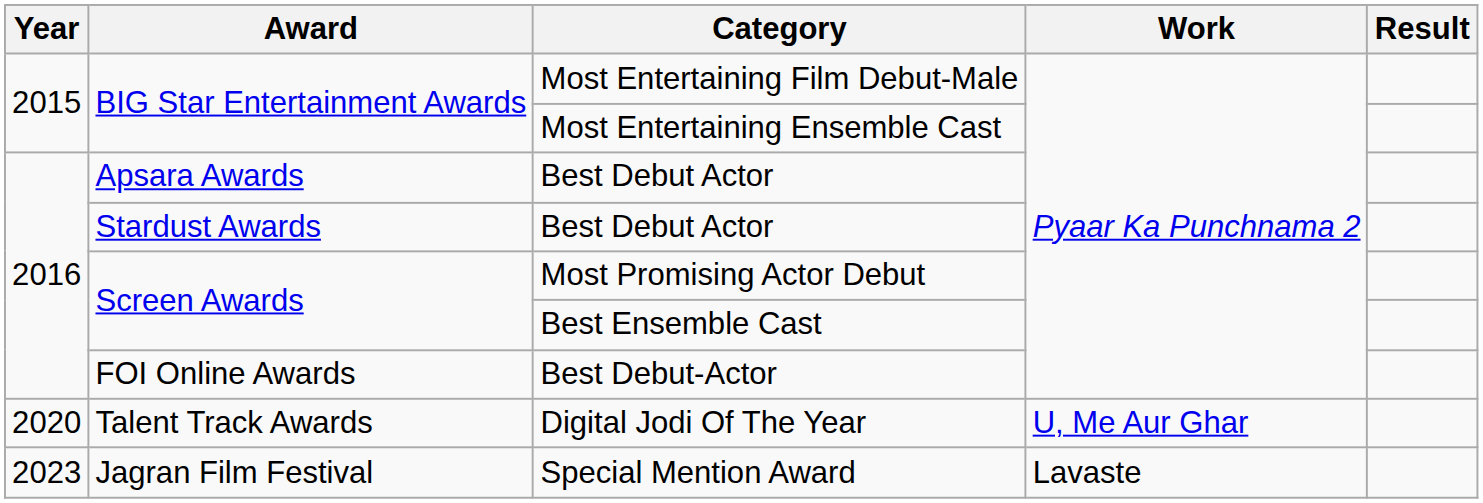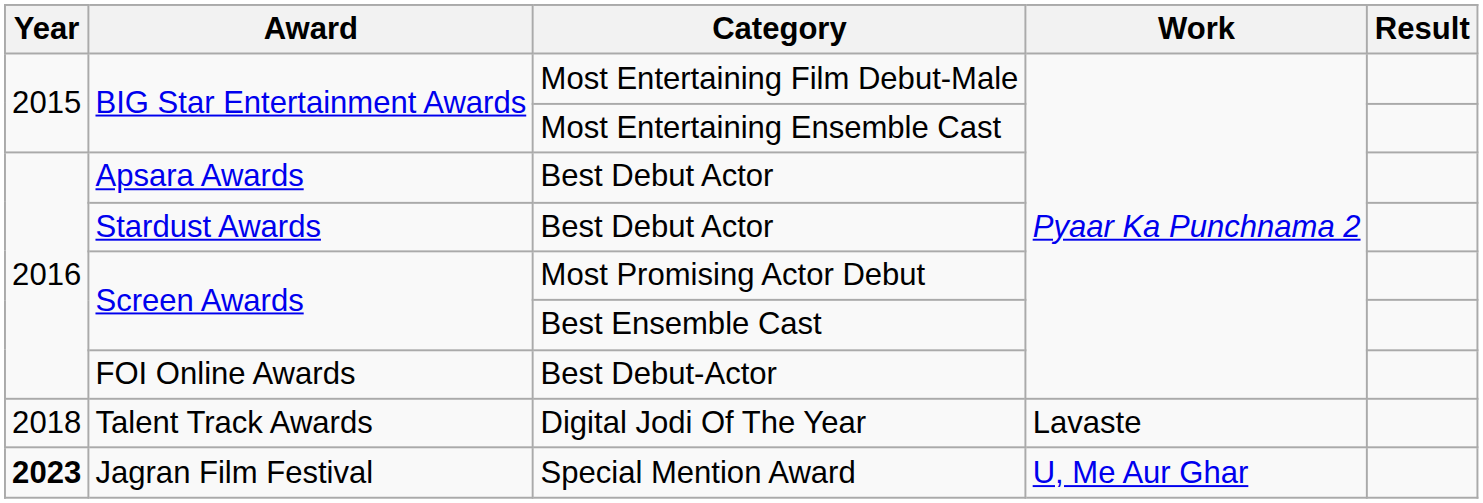(47, 422) 2020 -> (47, 422) 2018
(1141, 422) U, Me Aur Ghar -> (1087, 422) Lavaste
(47, 472) normal -> (47, 472) bold
(1087, 472) Lavaste -> (1141, 472) U, Me Aur Ghar
